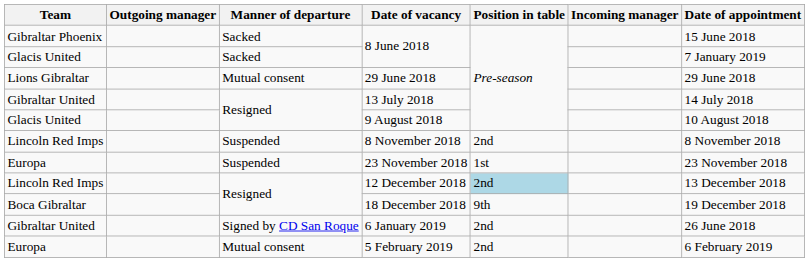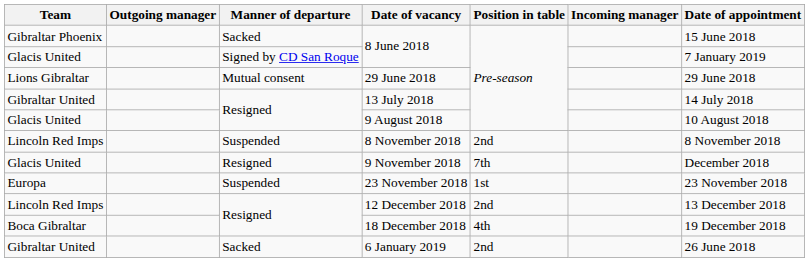(241, 57) Sacked -> (290, 57) Signed by CD San Roque
+ row: (44, 162)
(483, 183) lightblue background -> (483, 204) no background
(482, 204) 9th -> (482, 225) 4th
(290, 225) Signed by CD San Roque -> (241, 246) Sacked
- row: (27, 246)
